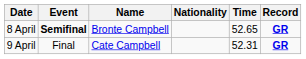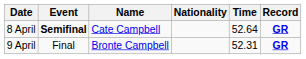(130, 29) Bronte Campbell -> (126, 29) Cate Campbell
(245, 29) 52.65 -> (245, 29) 52.64
(126, 45) Cate Campbell -> (130, 45) Bronte Campbell
